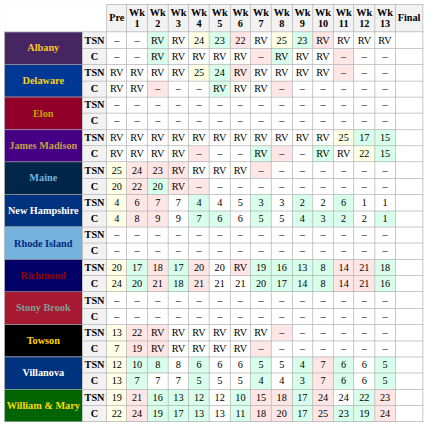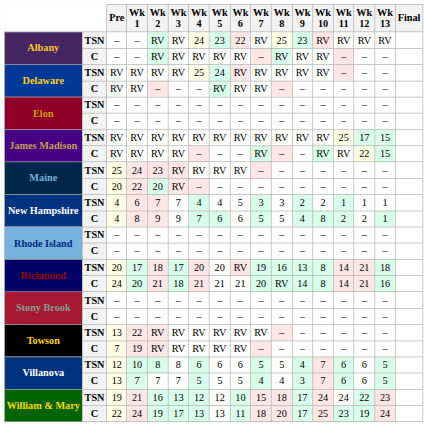(344, 202) 6 -> (344, 202) 1
(323, 219) 3 -> (323, 219) 8
(282, 283) 17 -> (282, 283) RV
